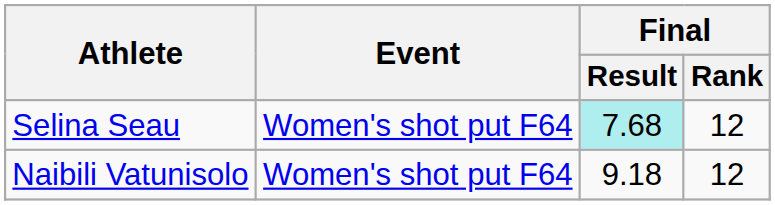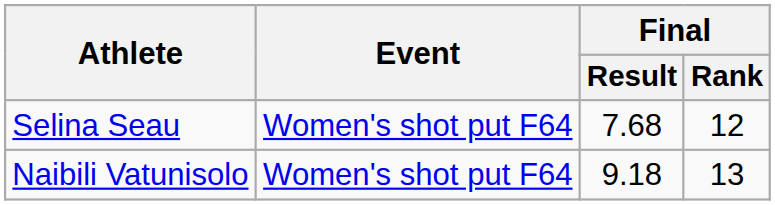(632, 126) paleturquoise background -> (632, 126) no background
(727, 175) 12 -> (727, 175) 13
